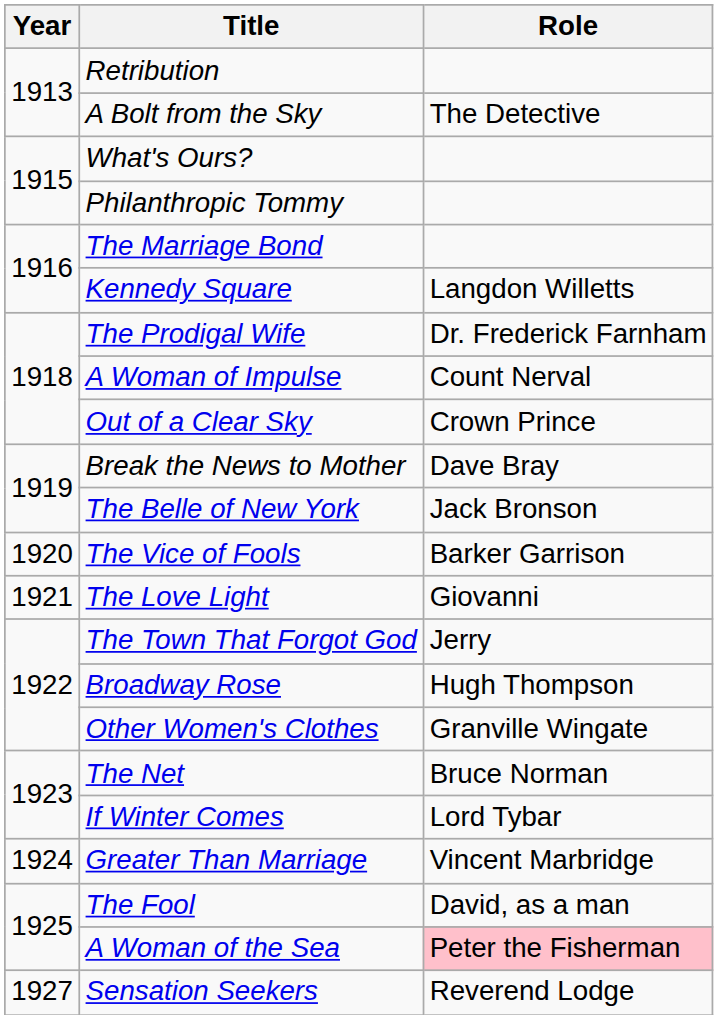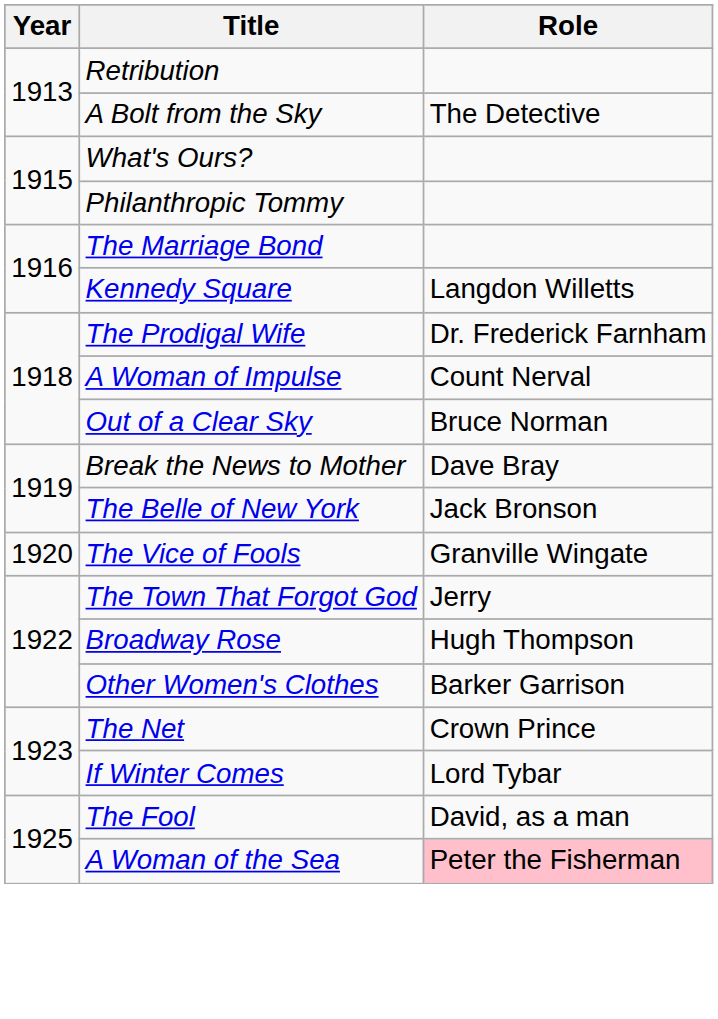(513, 421) Crown Prince -> (519, 421) Bruce Norman
(527, 553) Barker Garrison -> (539, 553) Granville Wingate
- row: (177, 597)
(539, 728) Granville Wingate -> (527, 684) Barker Garrison
(519, 772) Bruce Norman -> (513, 728) Crown Prince
- row: (226, 860)
- row: (202, 992)
